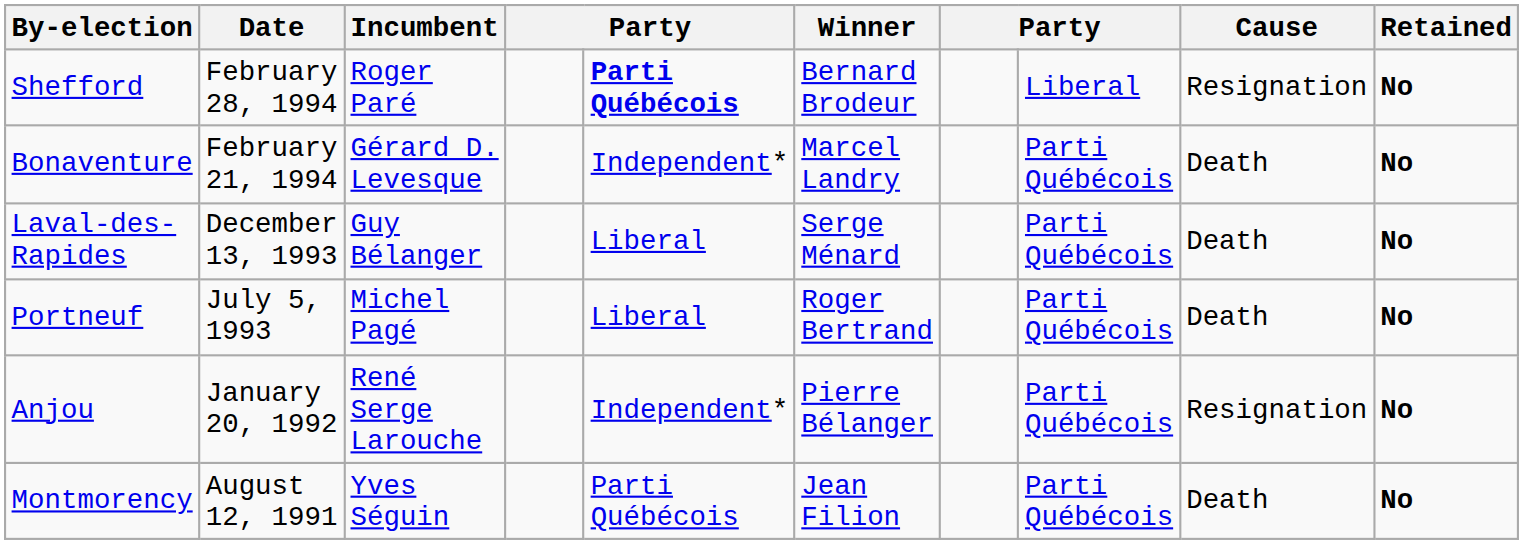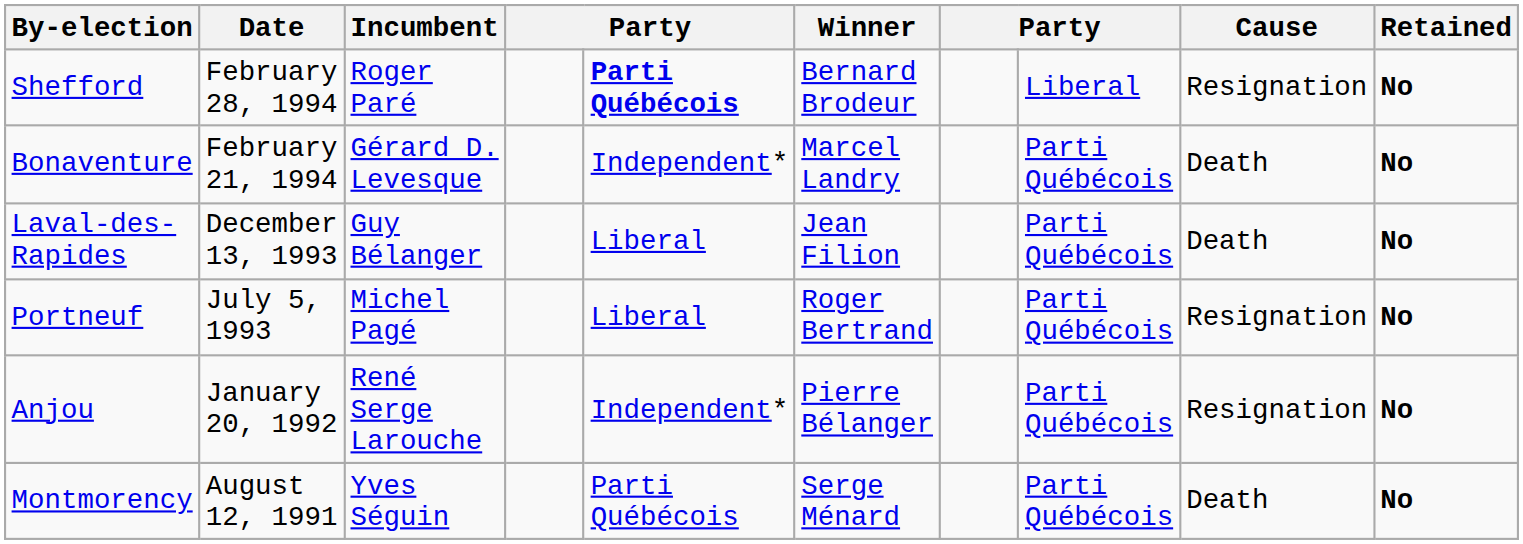(851, 241) Serge Ménard -> (851, 241) Jean Filion
(1227, 317) Death -> (1277, 317) Resignation
(851, 501) Jean Filion -> (851, 501) Serge Ménard
